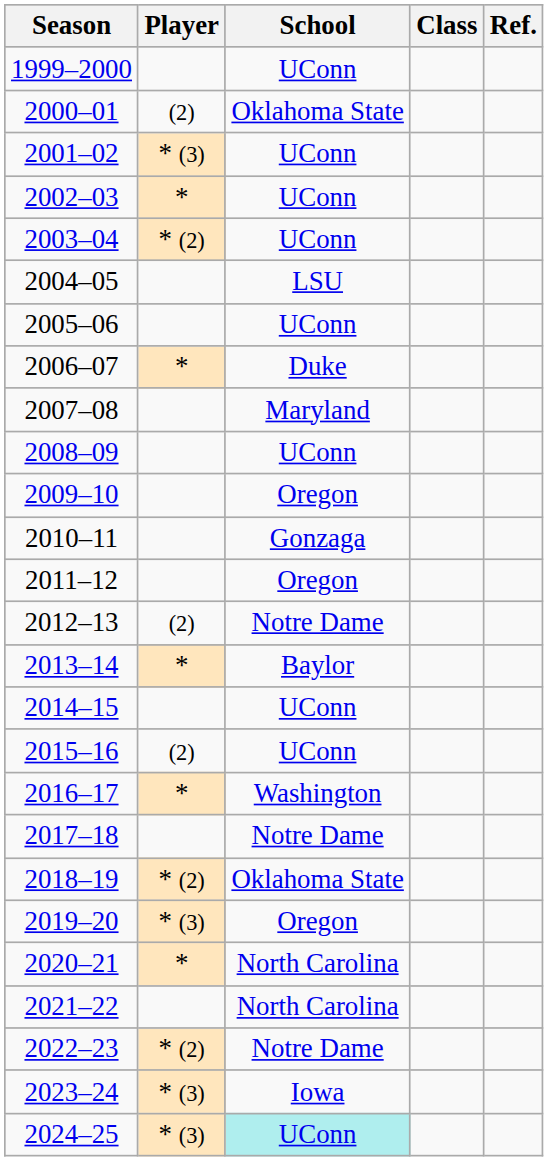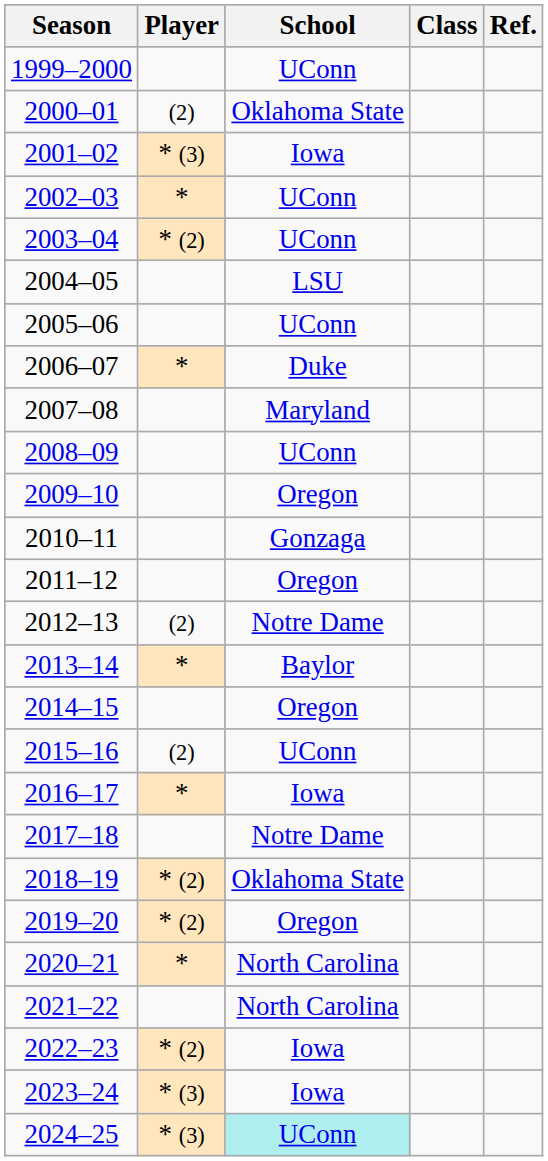(318, 153) UConn -> (318, 153) Iowa
(318, 707) UConn -> (318, 707) Oregon
(318, 793) Washington -> (318, 793) Iowa
(182, 921) * (3) -> (182, 921) * (2)
(318, 1048) Notre Dame -> (318, 1048) Iowa
